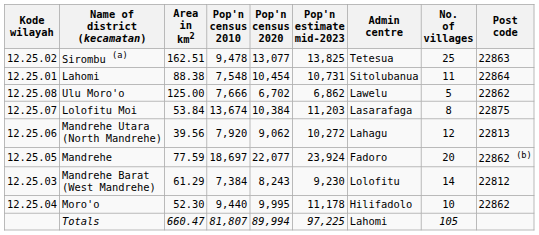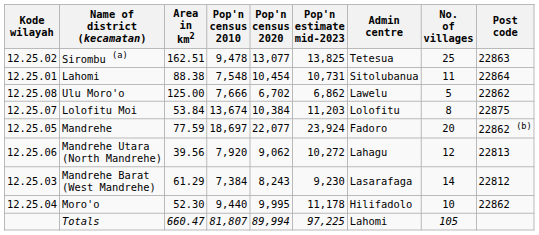(381, 110) Lasarafaga -> (375, 110) Lolofitu
rows swapped: (112, 133) <-> (87, 157)
(375, 182) Lolofitu -> (381, 182) Lasarafaga
